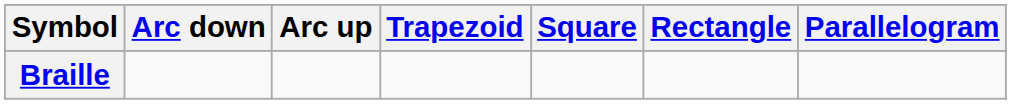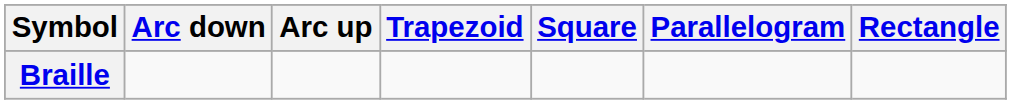columns swapped: (721, 27) <-> (902, 27)
